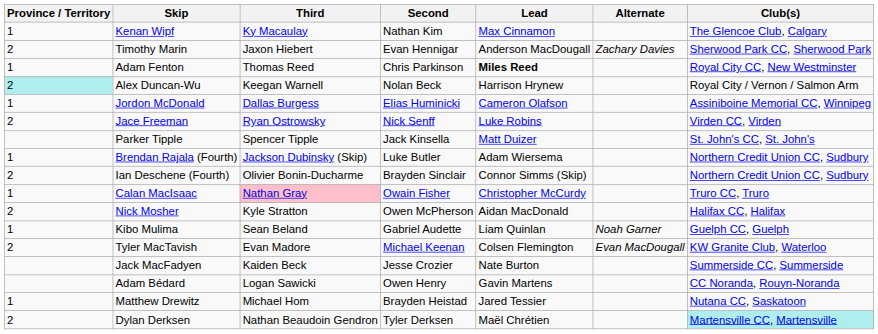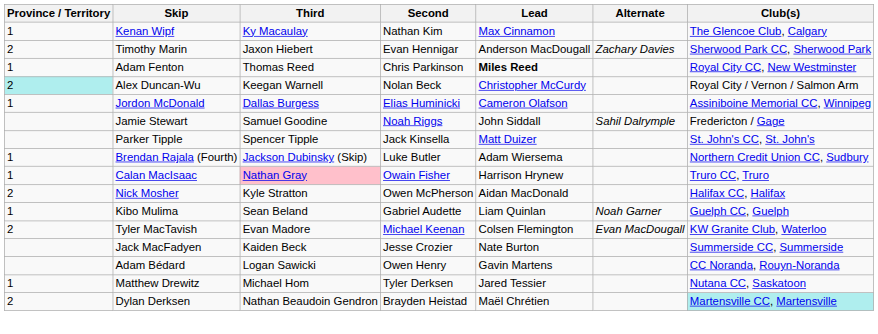(521, 85) Harrison Hrynew -> (532, 85) Christopher McCurdy
- row: (152, 121)
+ row: (152, 121)
- row: (172, 175)
(532, 193) Christopher McCurdy -> (521, 175) Harrison Hrynew
(425, 301) Brayden Heistad -> (418, 283) Tyler Derksen
(418, 319) Tyler Derksen -> (425, 301) Brayden Heistad
